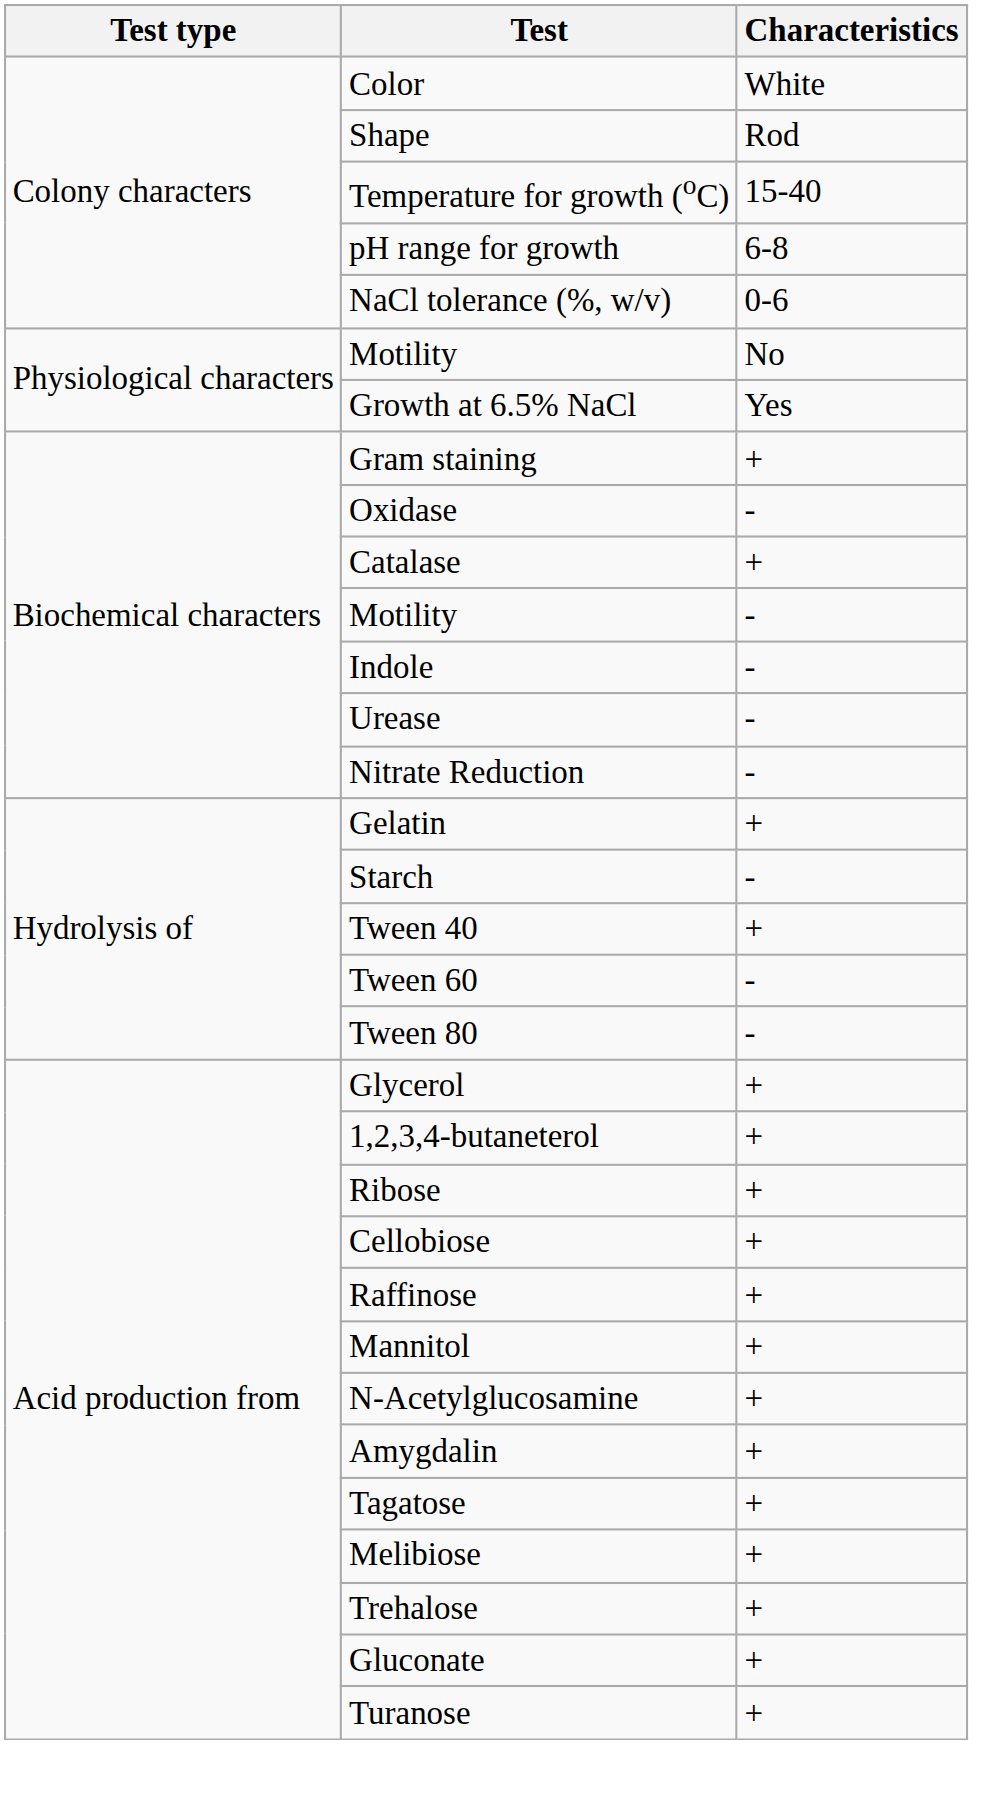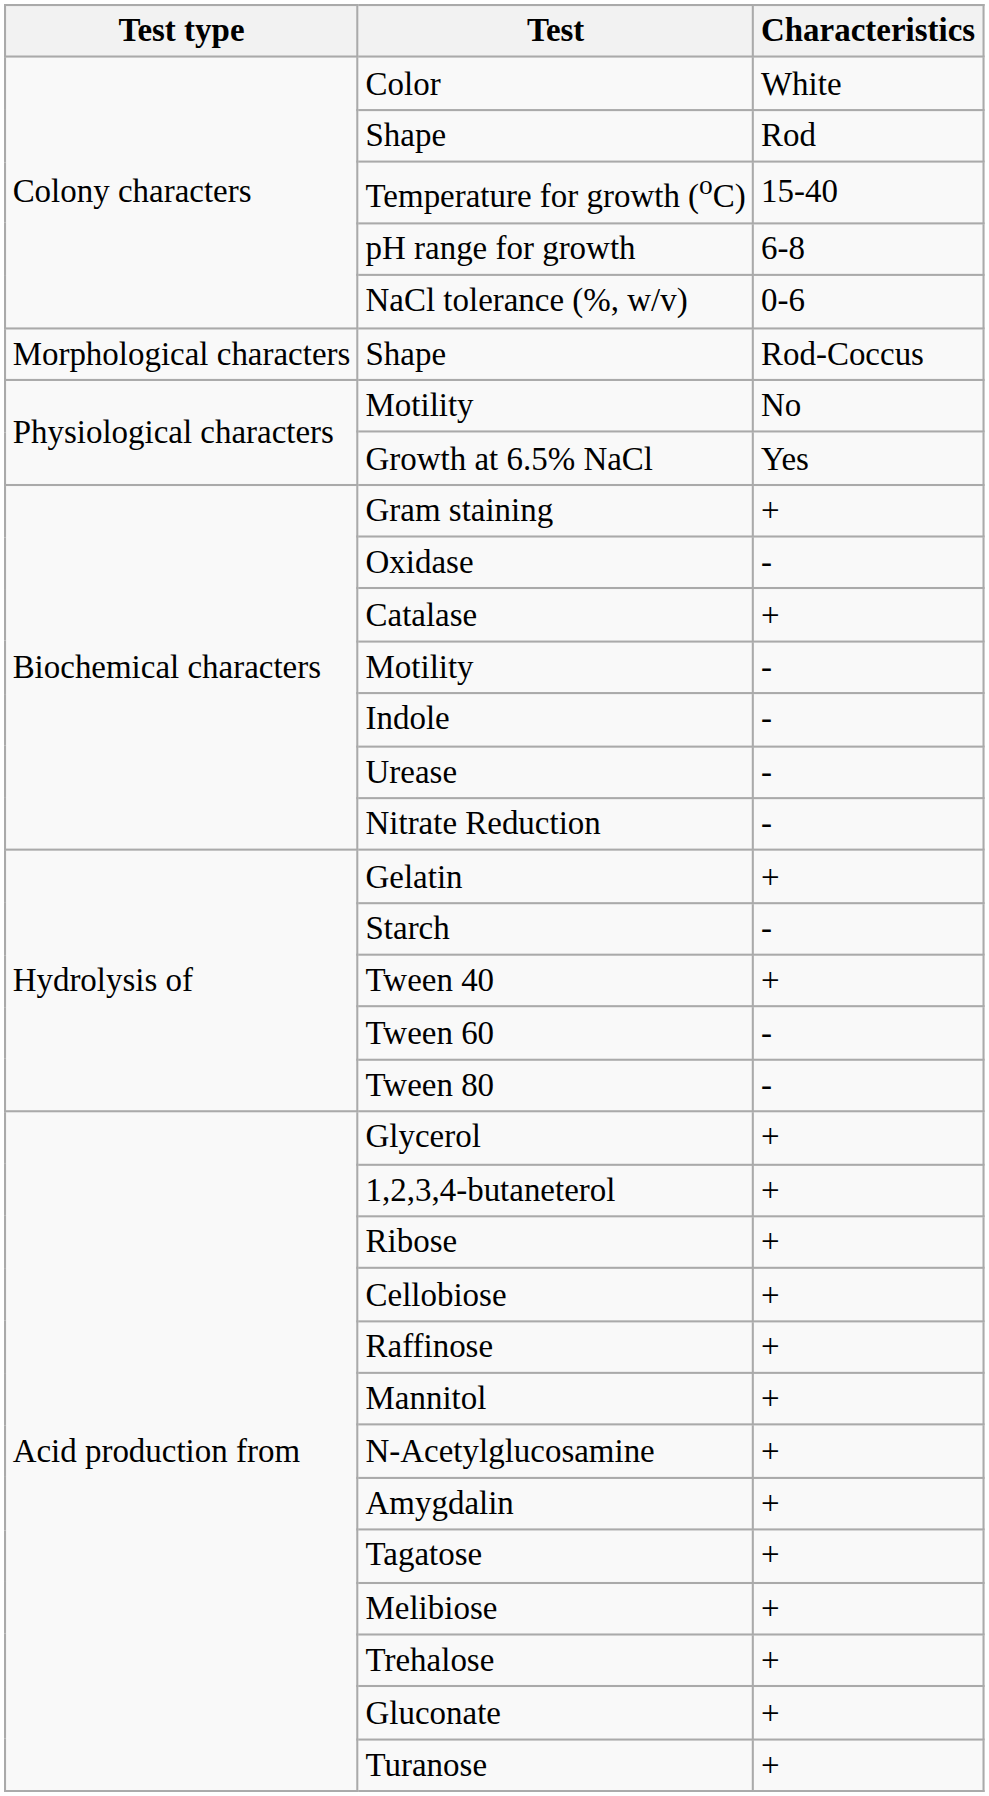+ row: (406, 353)
